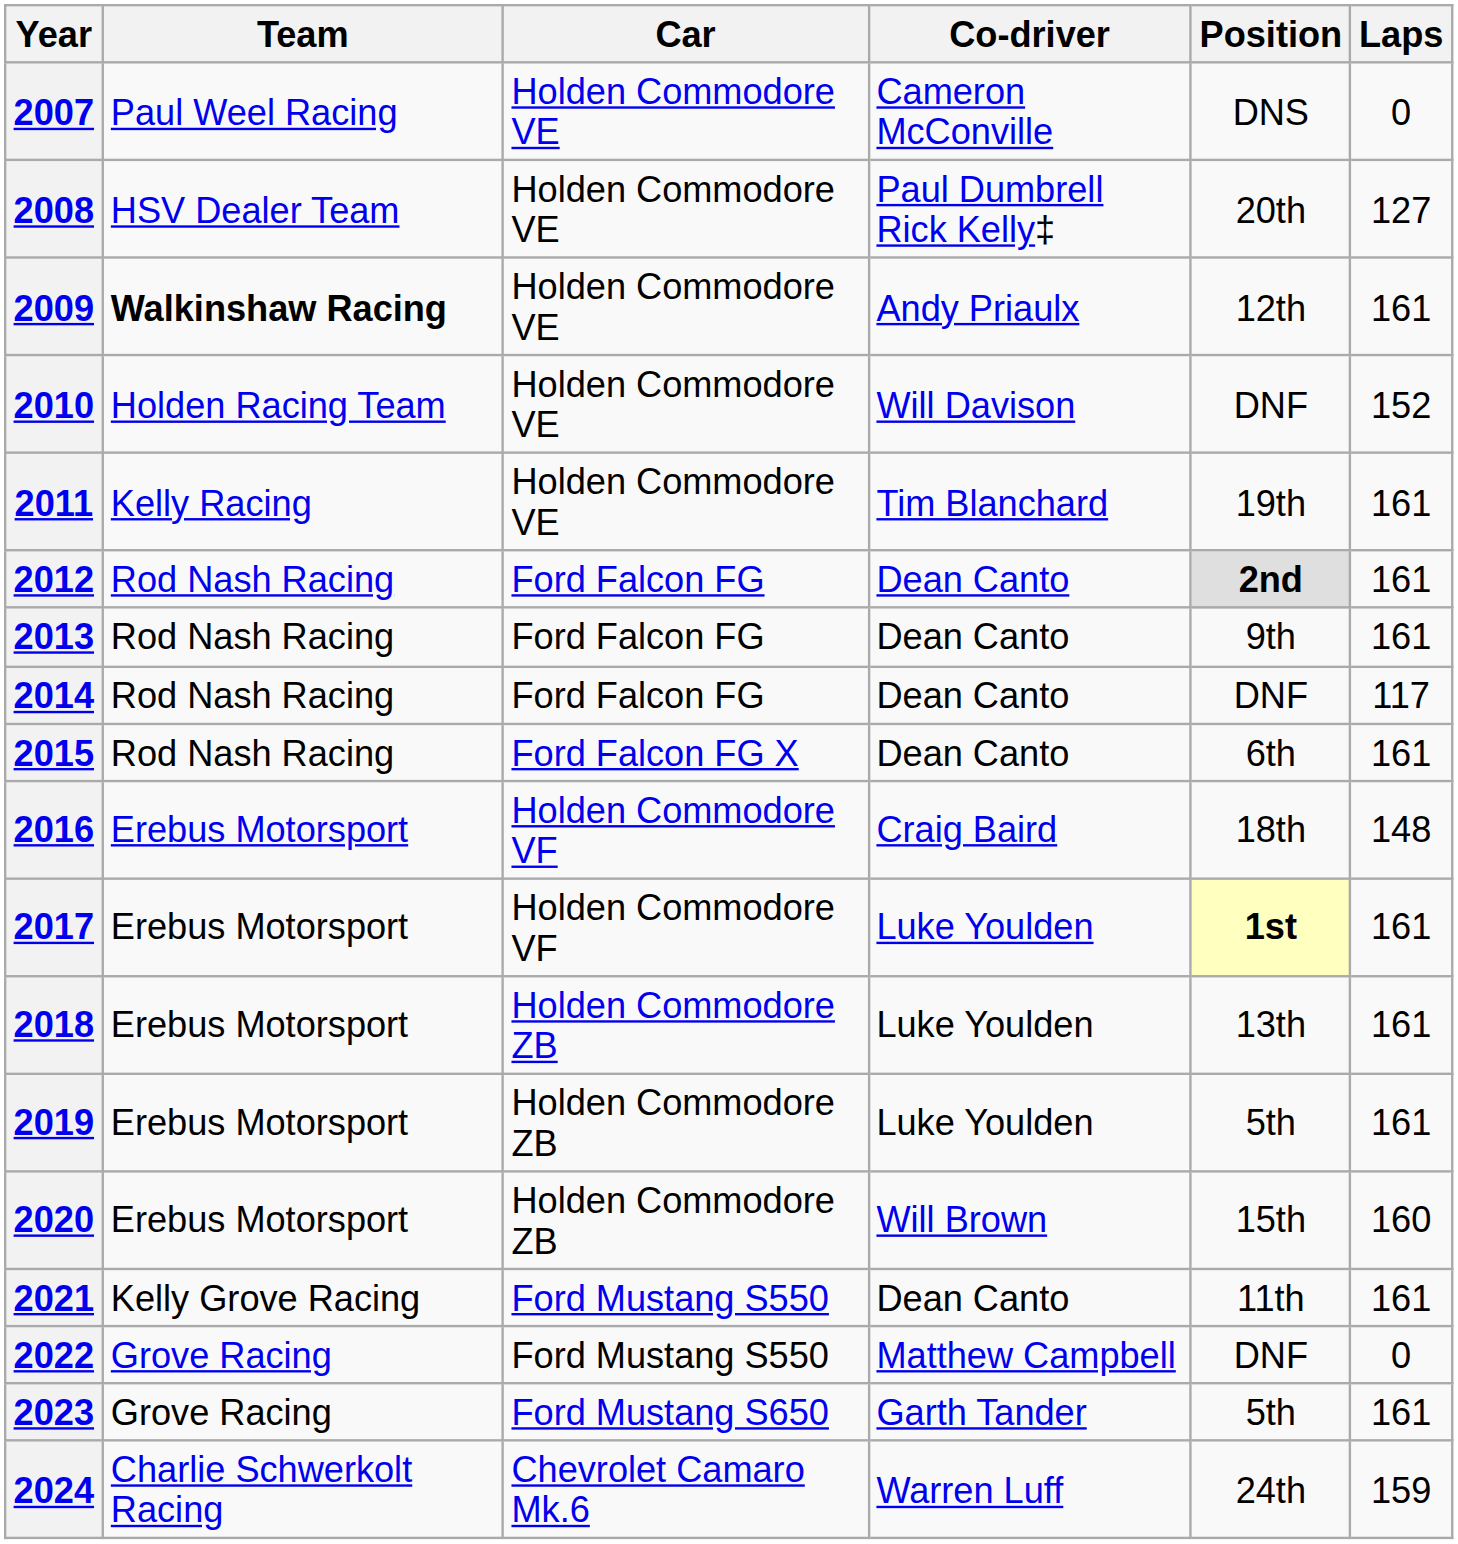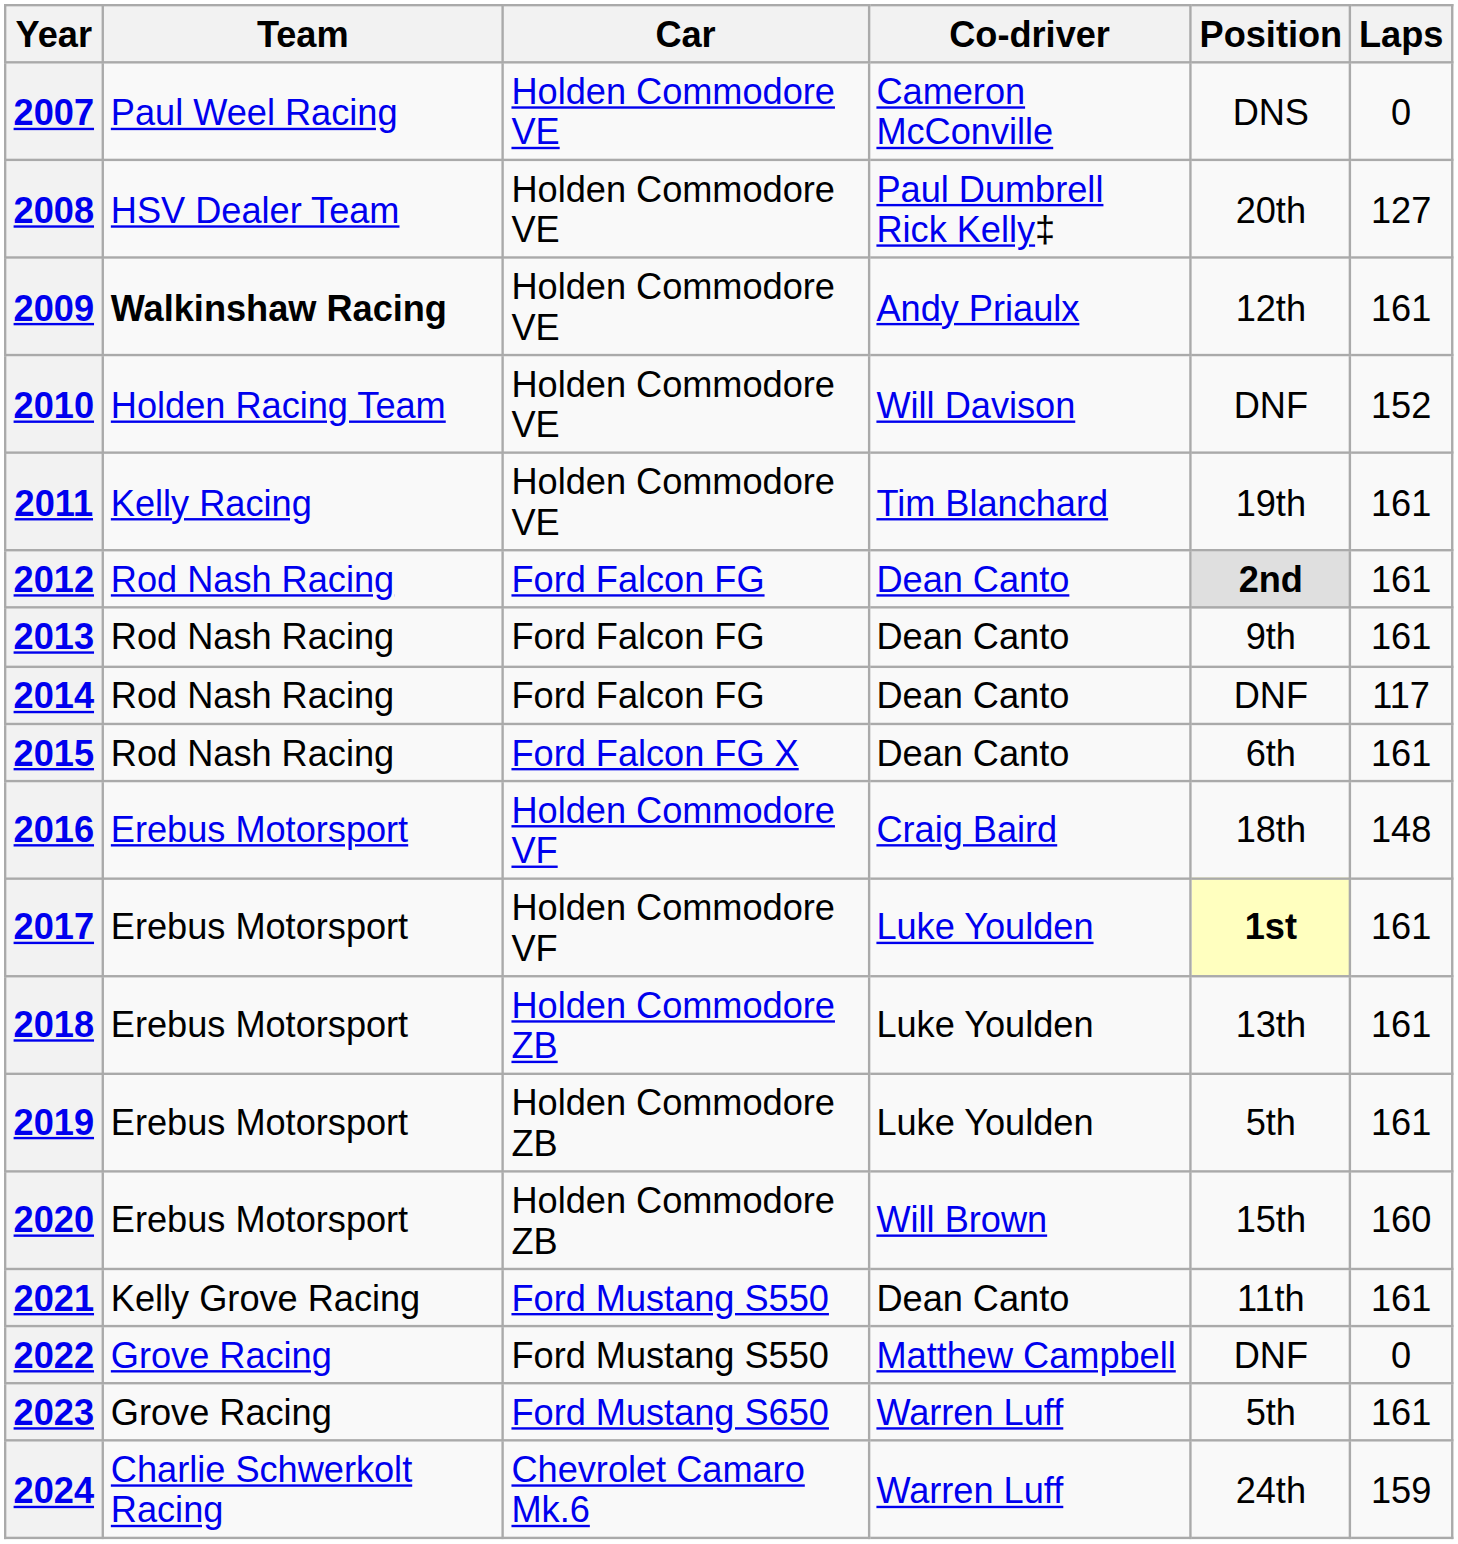(982, 1412) Garth Tander -> (970, 1412) Warren Luff
